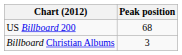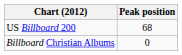(147, 43) 3 -> (147, 43) 0
